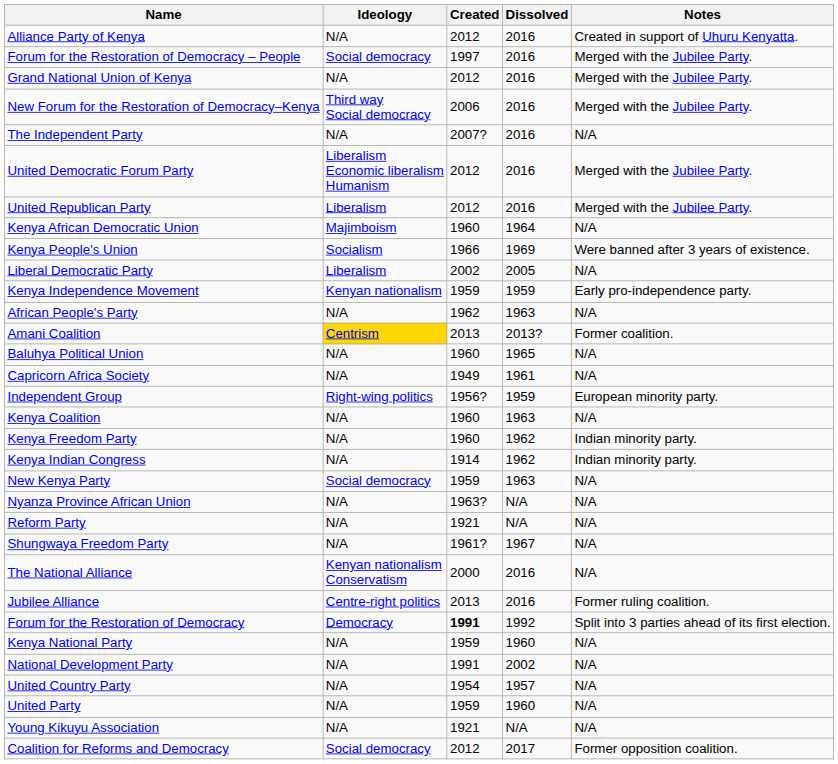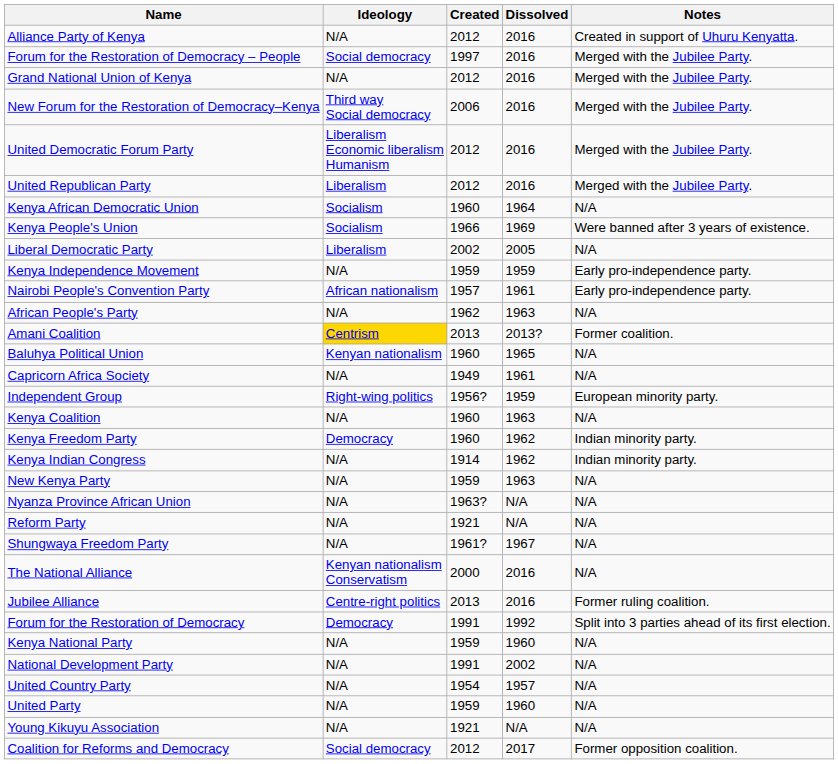- row: (75, 135)
(361, 228) Majimboism -> (354, 207) Socialism
(384, 291) Kenyan nationalism -> (337, 270) N/A
+ row: (108, 291)
(337, 354) N/A -> (384, 354) Kenyan nationalism
(337, 438) N/A -> (359, 438) Democracy
(378, 481) Social democracy -> (337, 481) N/A
(465, 622) bold -> (465, 622) normal
